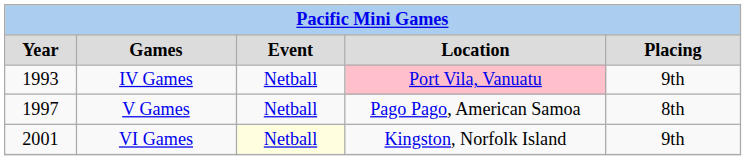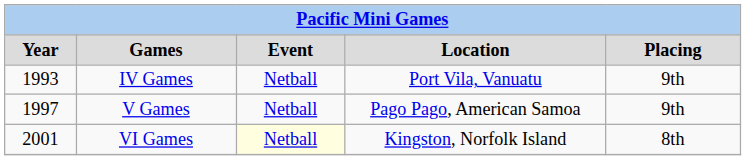(475, 79) pink background -> (475, 79) no background
(673, 109) 8th -> (673, 109) 9th
(673, 139) 9th -> (673, 139) 8th
